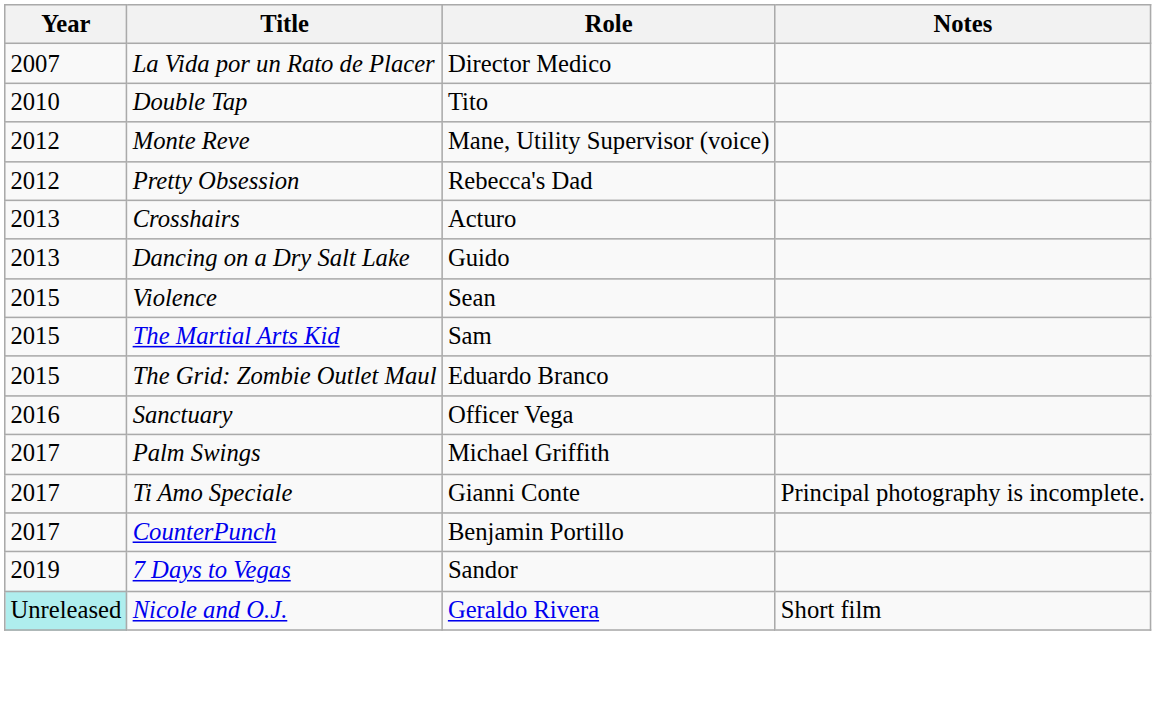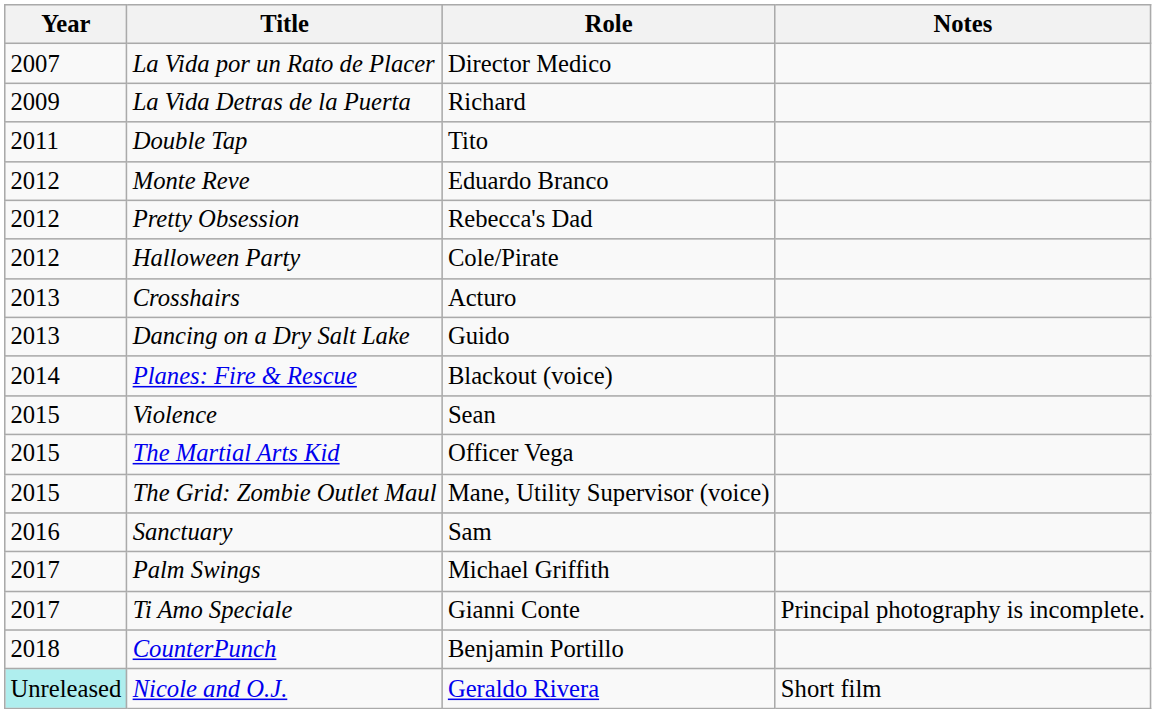+ row: (272, 102)
(35, 102) 2010 -> (35, 141) 2011
(609, 141) Mane, Utility Supervisor (voice) -> (528, 180) Eduardo Branco
+ row: (216, 258)
+ row: (245, 375)
(470, 336) Sam -> (511, 453) Officer Vega
(528, 375) Eduardo Branco -> (609, 492) Mane, Utility Supervisor (voice)
(511, 414) Officer Vega -> (470, 532) Sam
(35, 532) 2017 -> (35, 649) 2018
- row: (212, 571)
